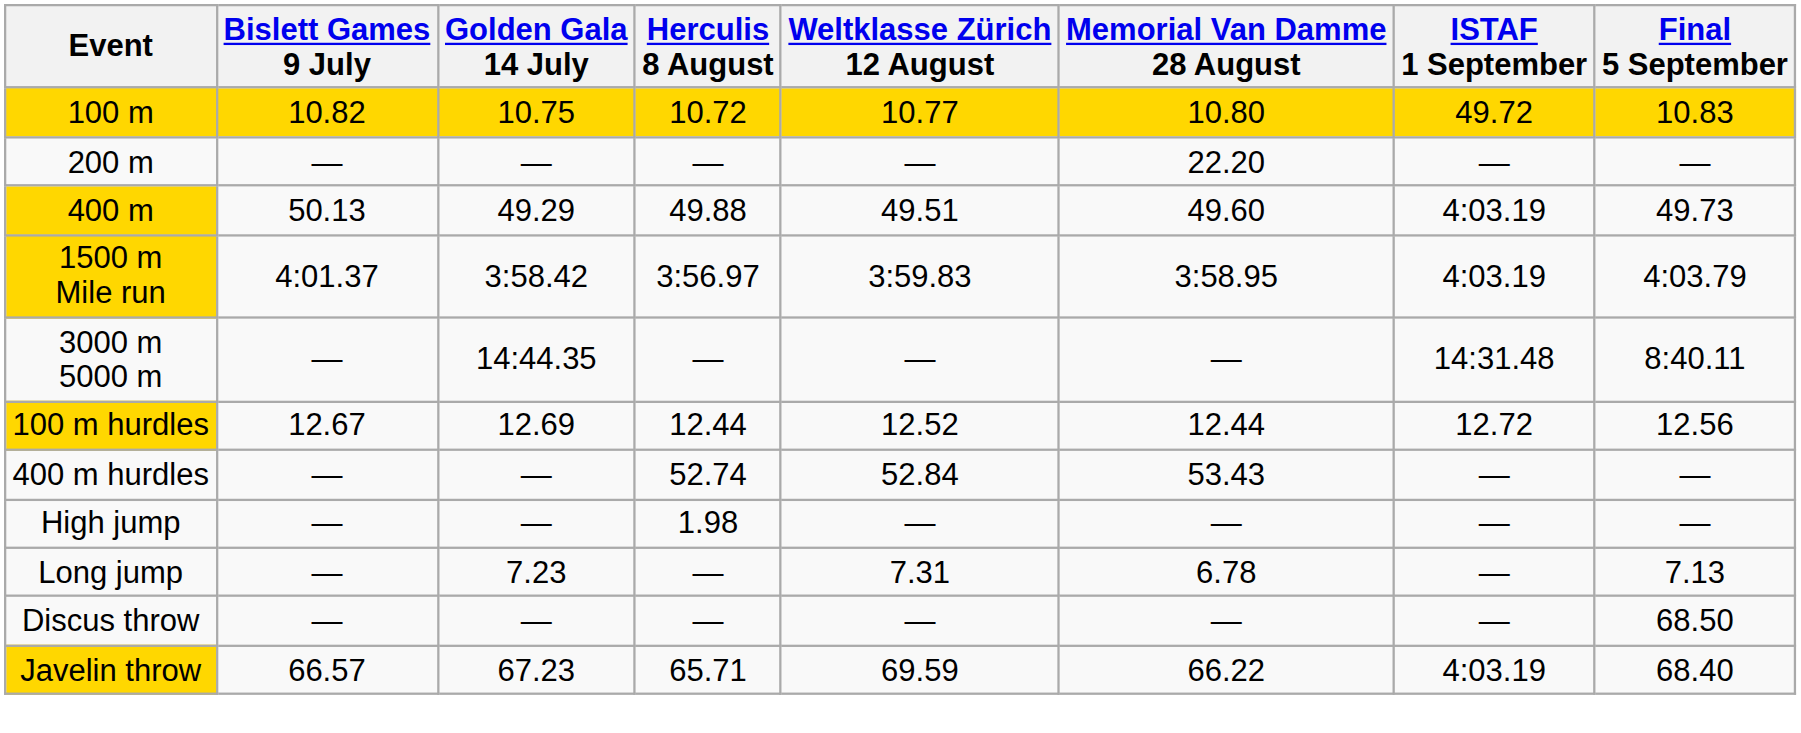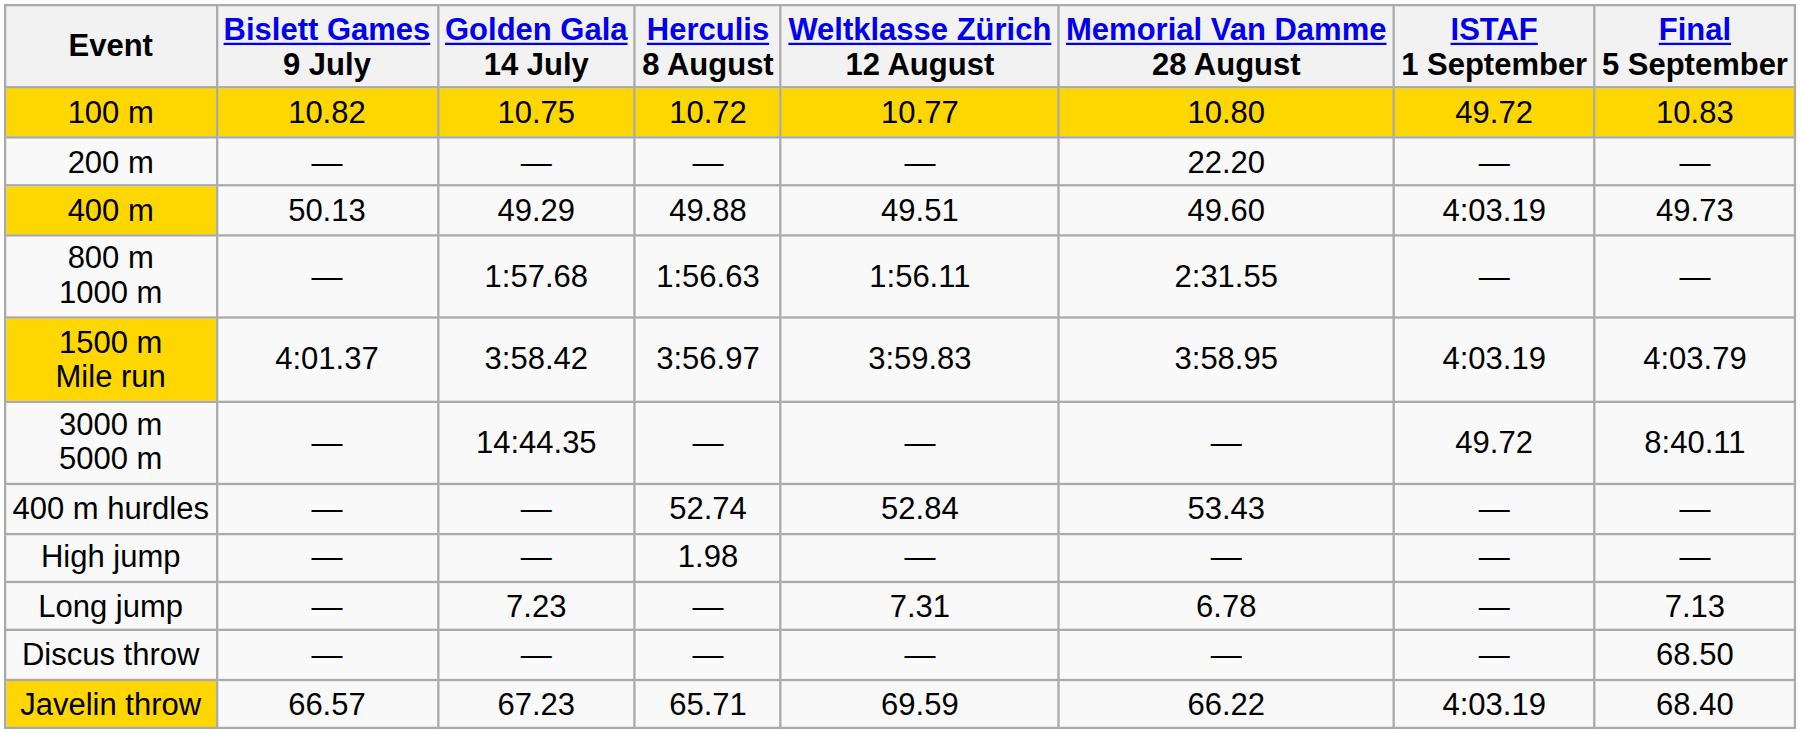+ row: (111, 276)
(1494, 359) 14:31.48 -> (1494, 442) 49.72
- row: (111, 425)
